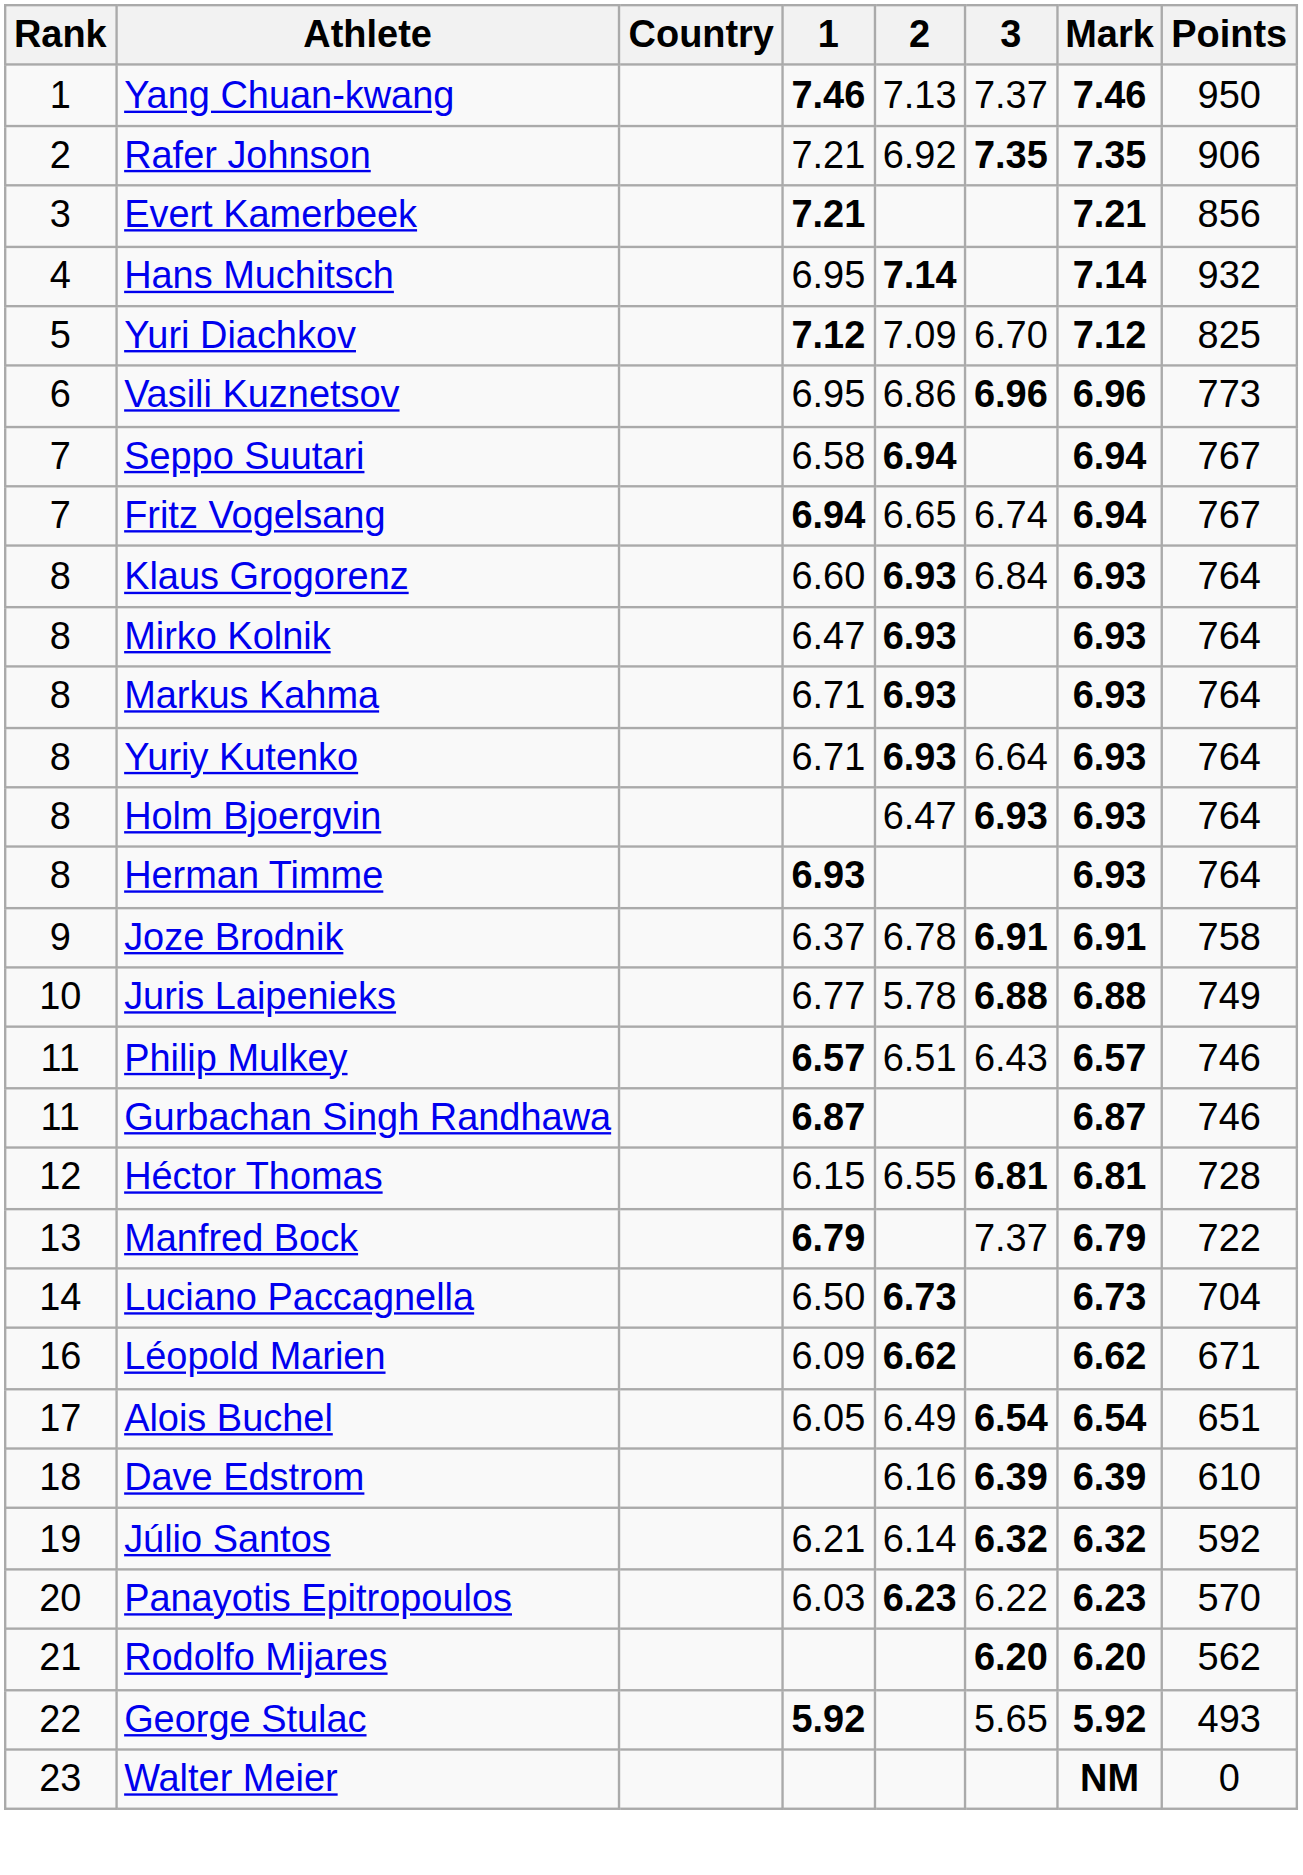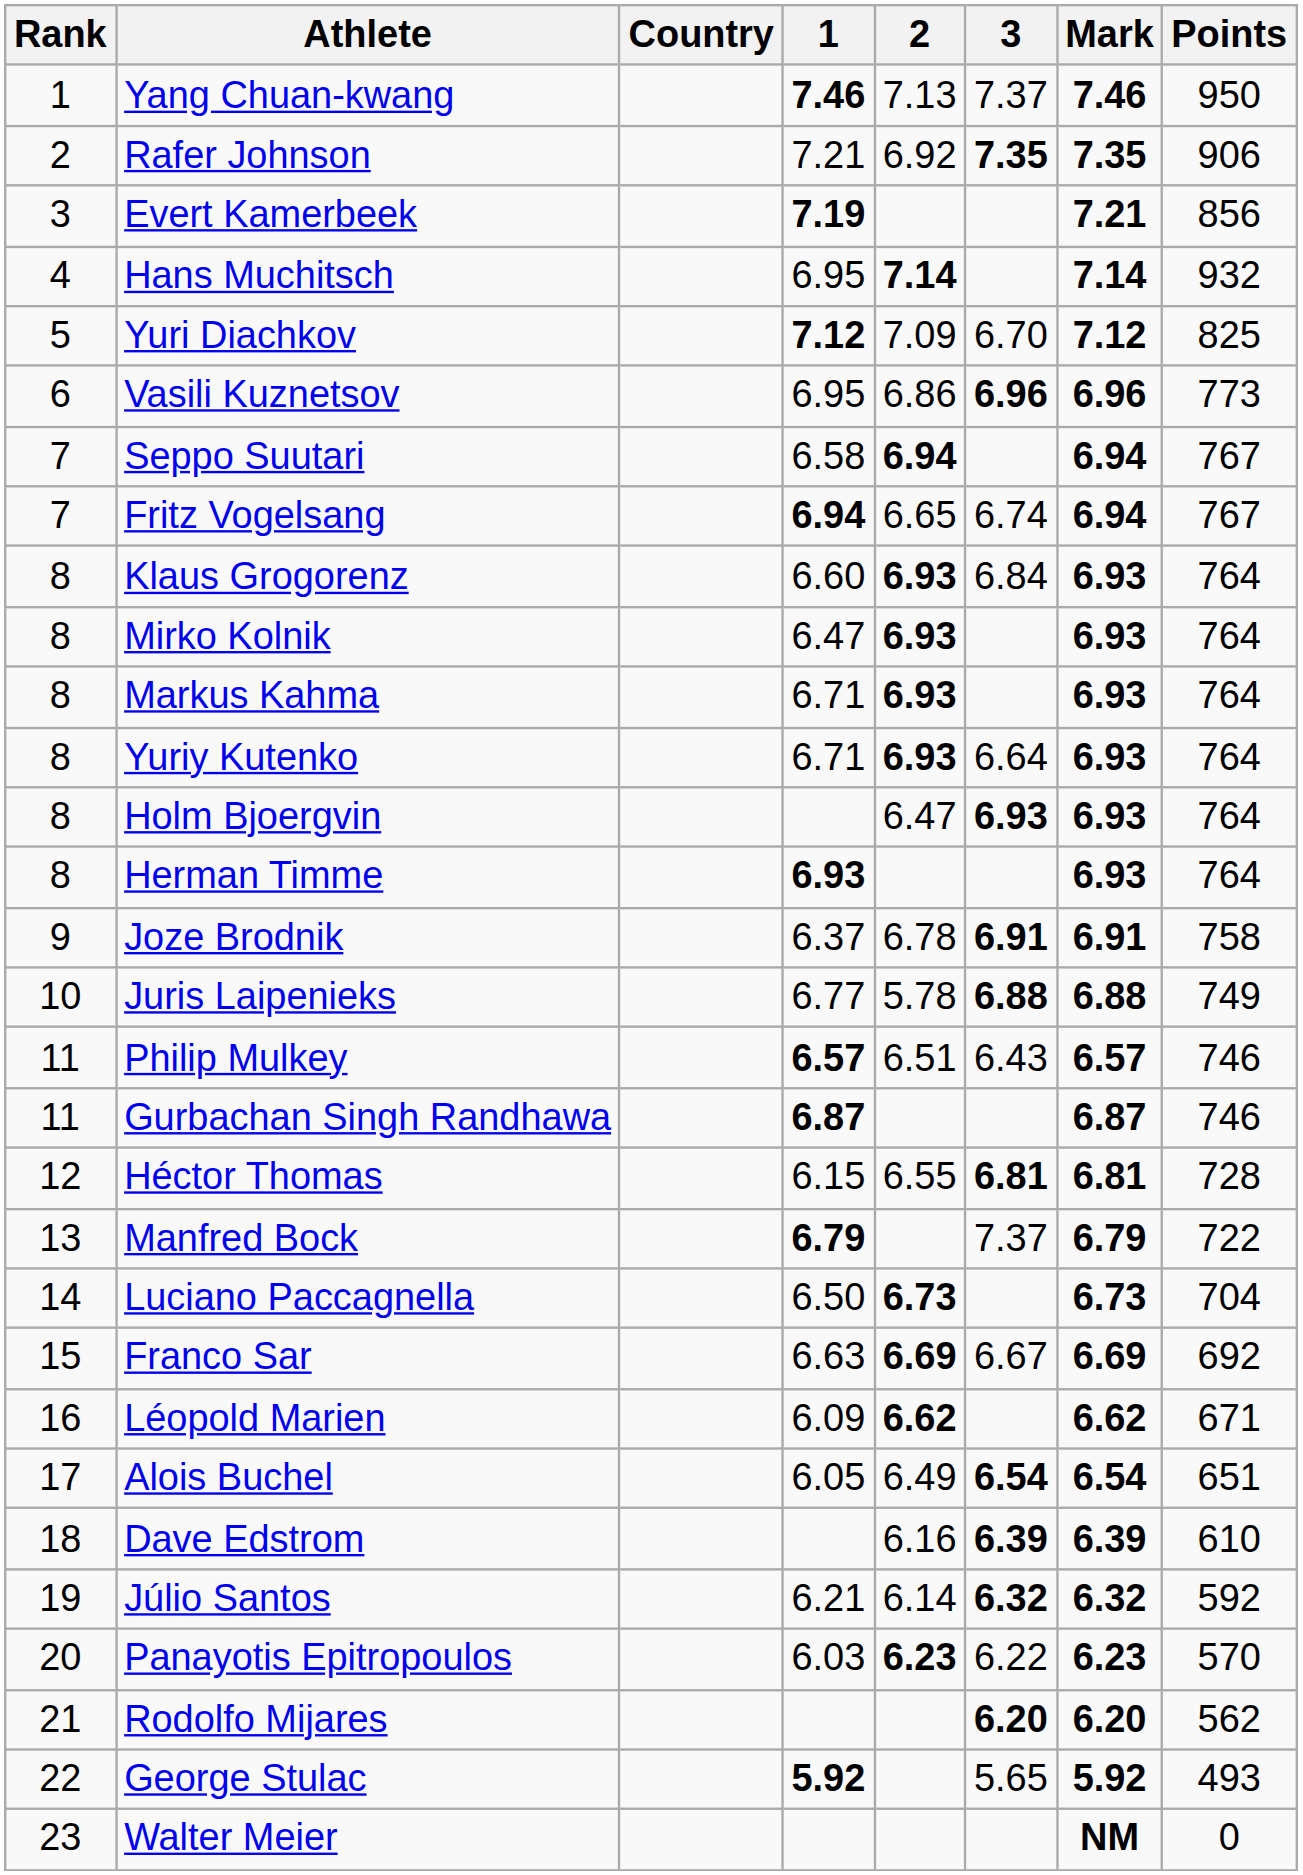(828, 214) 7.21 -> (828, 214) 7.19
+ row: (218, 1357)
